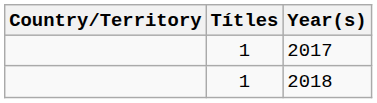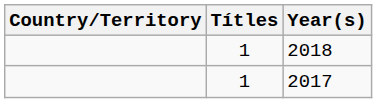rows swapped: (310, 51) <-> (310, 82)
